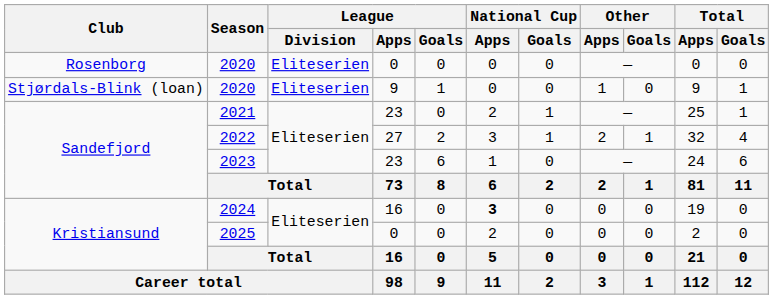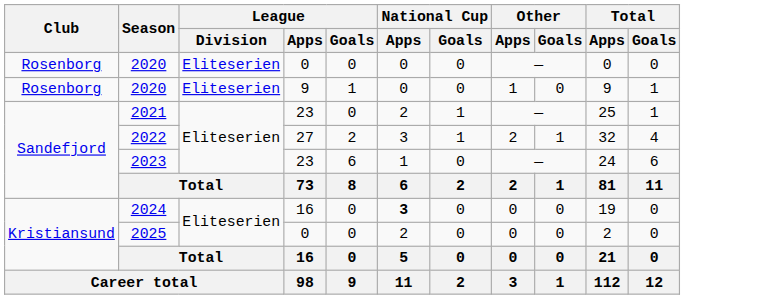(106, 89) Stjørdals-Blink (loan) -> (61, 89) Rosenborg
